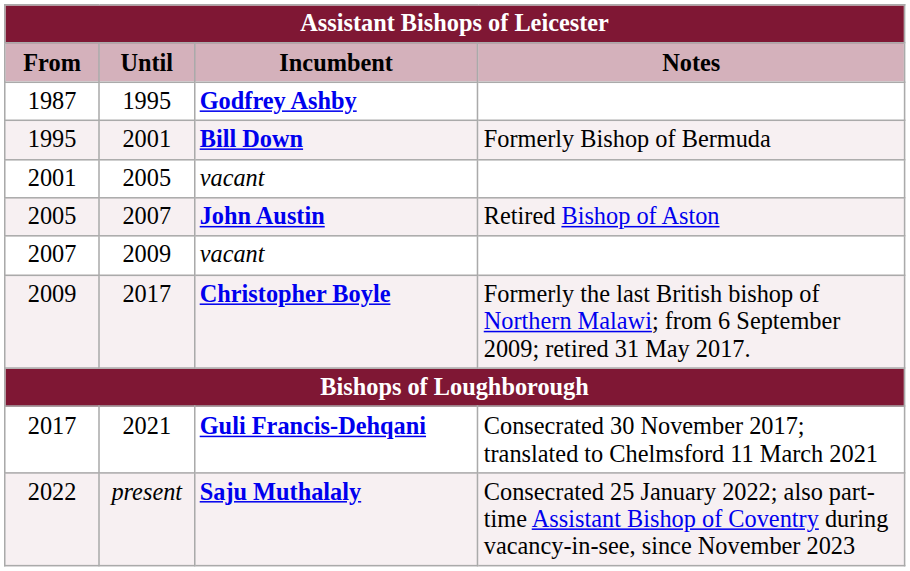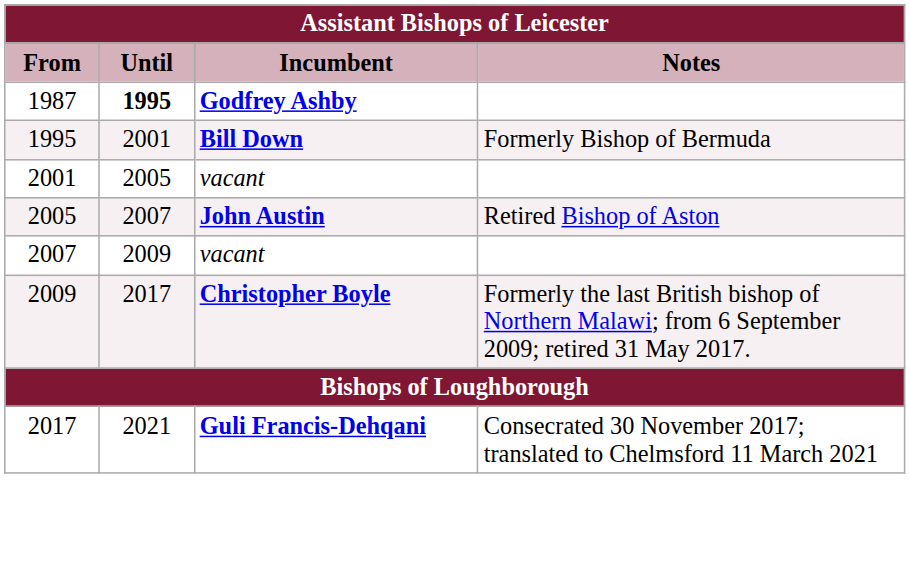(147, 100) normal -> (147, 100) bold
- row: (52, 491)
